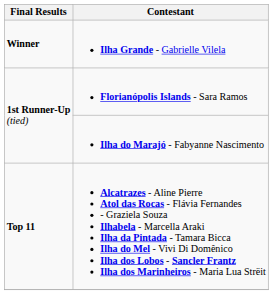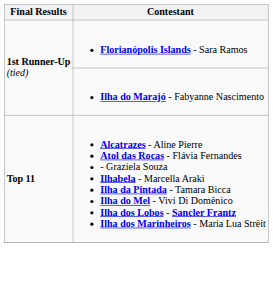- row: (170, 50)
